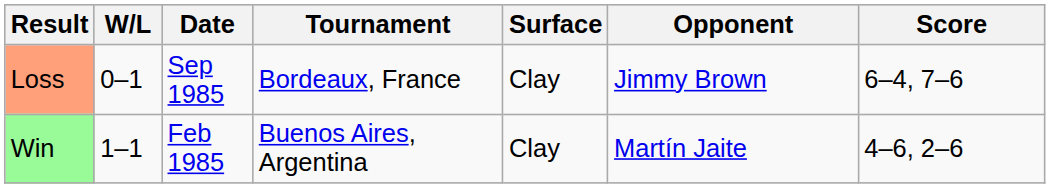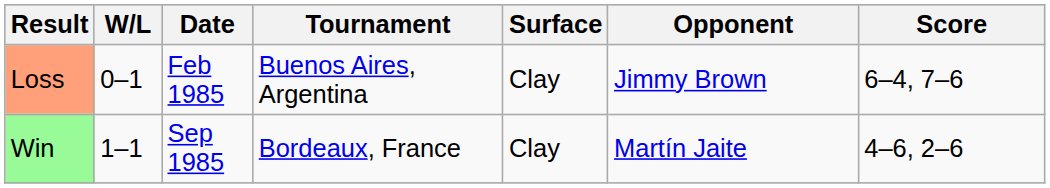(196, 79) Sep 1985 -> (196, 79) Feb 1985
(360, 79) Bordeaux, France -> (337, 79) Buenos Aires, Argentina
(196, 148) Feb 1985 -> (196, 148) Sep 1985
(337, 148) Buenos Aires, Argentina -> (360, 148) Bordeaux, France
